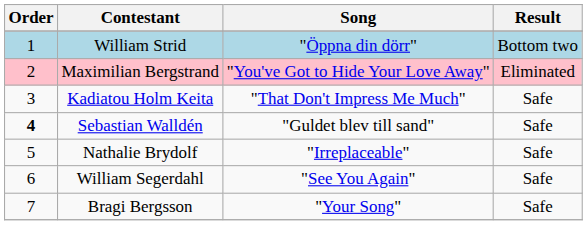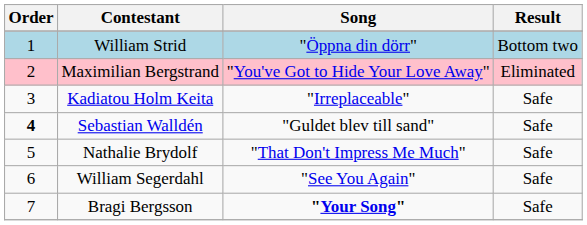(358, 98) "That Don't Impress Me Much" -> (358, 98) "Irreplaceable"
(358, 152) "Irreplaceable" -> (358, 152) "That Don't Impress Me Much"
(358, 206) normal -> (358, 206) bold
